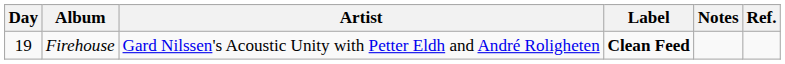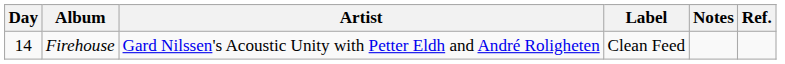(23, 45) 19 -> (23, 45) 14
(649, 45) bold -> (646, 45) normal
